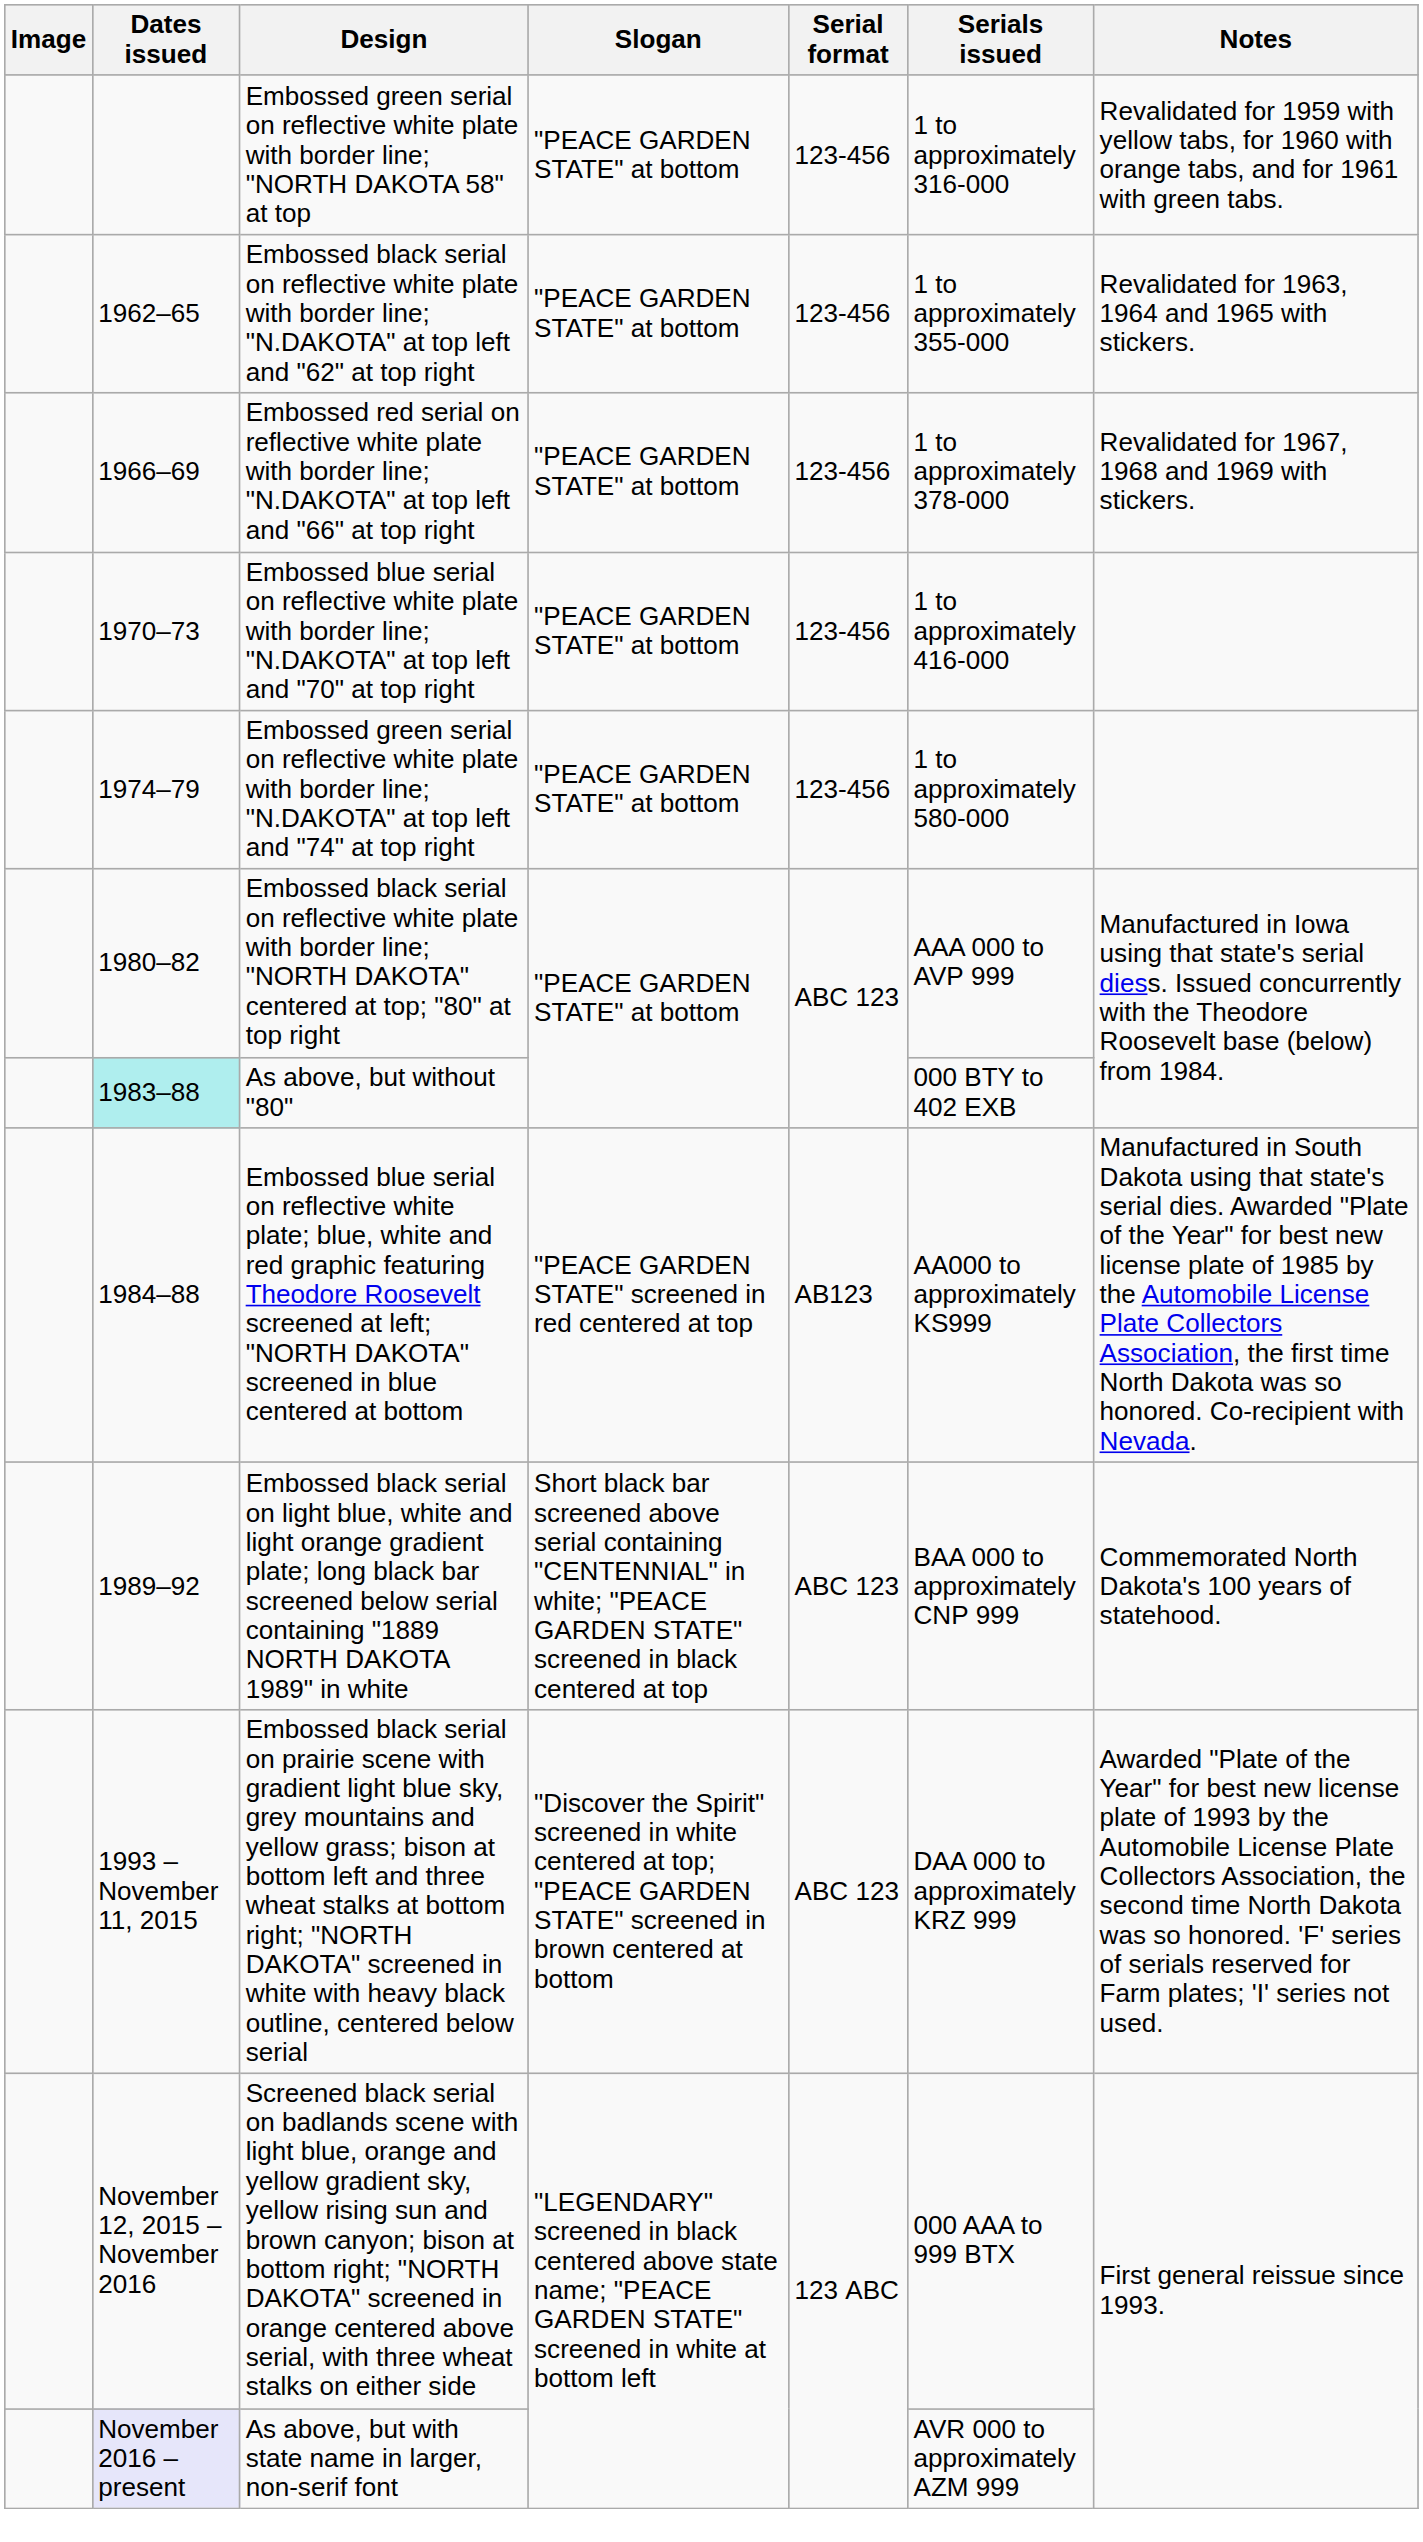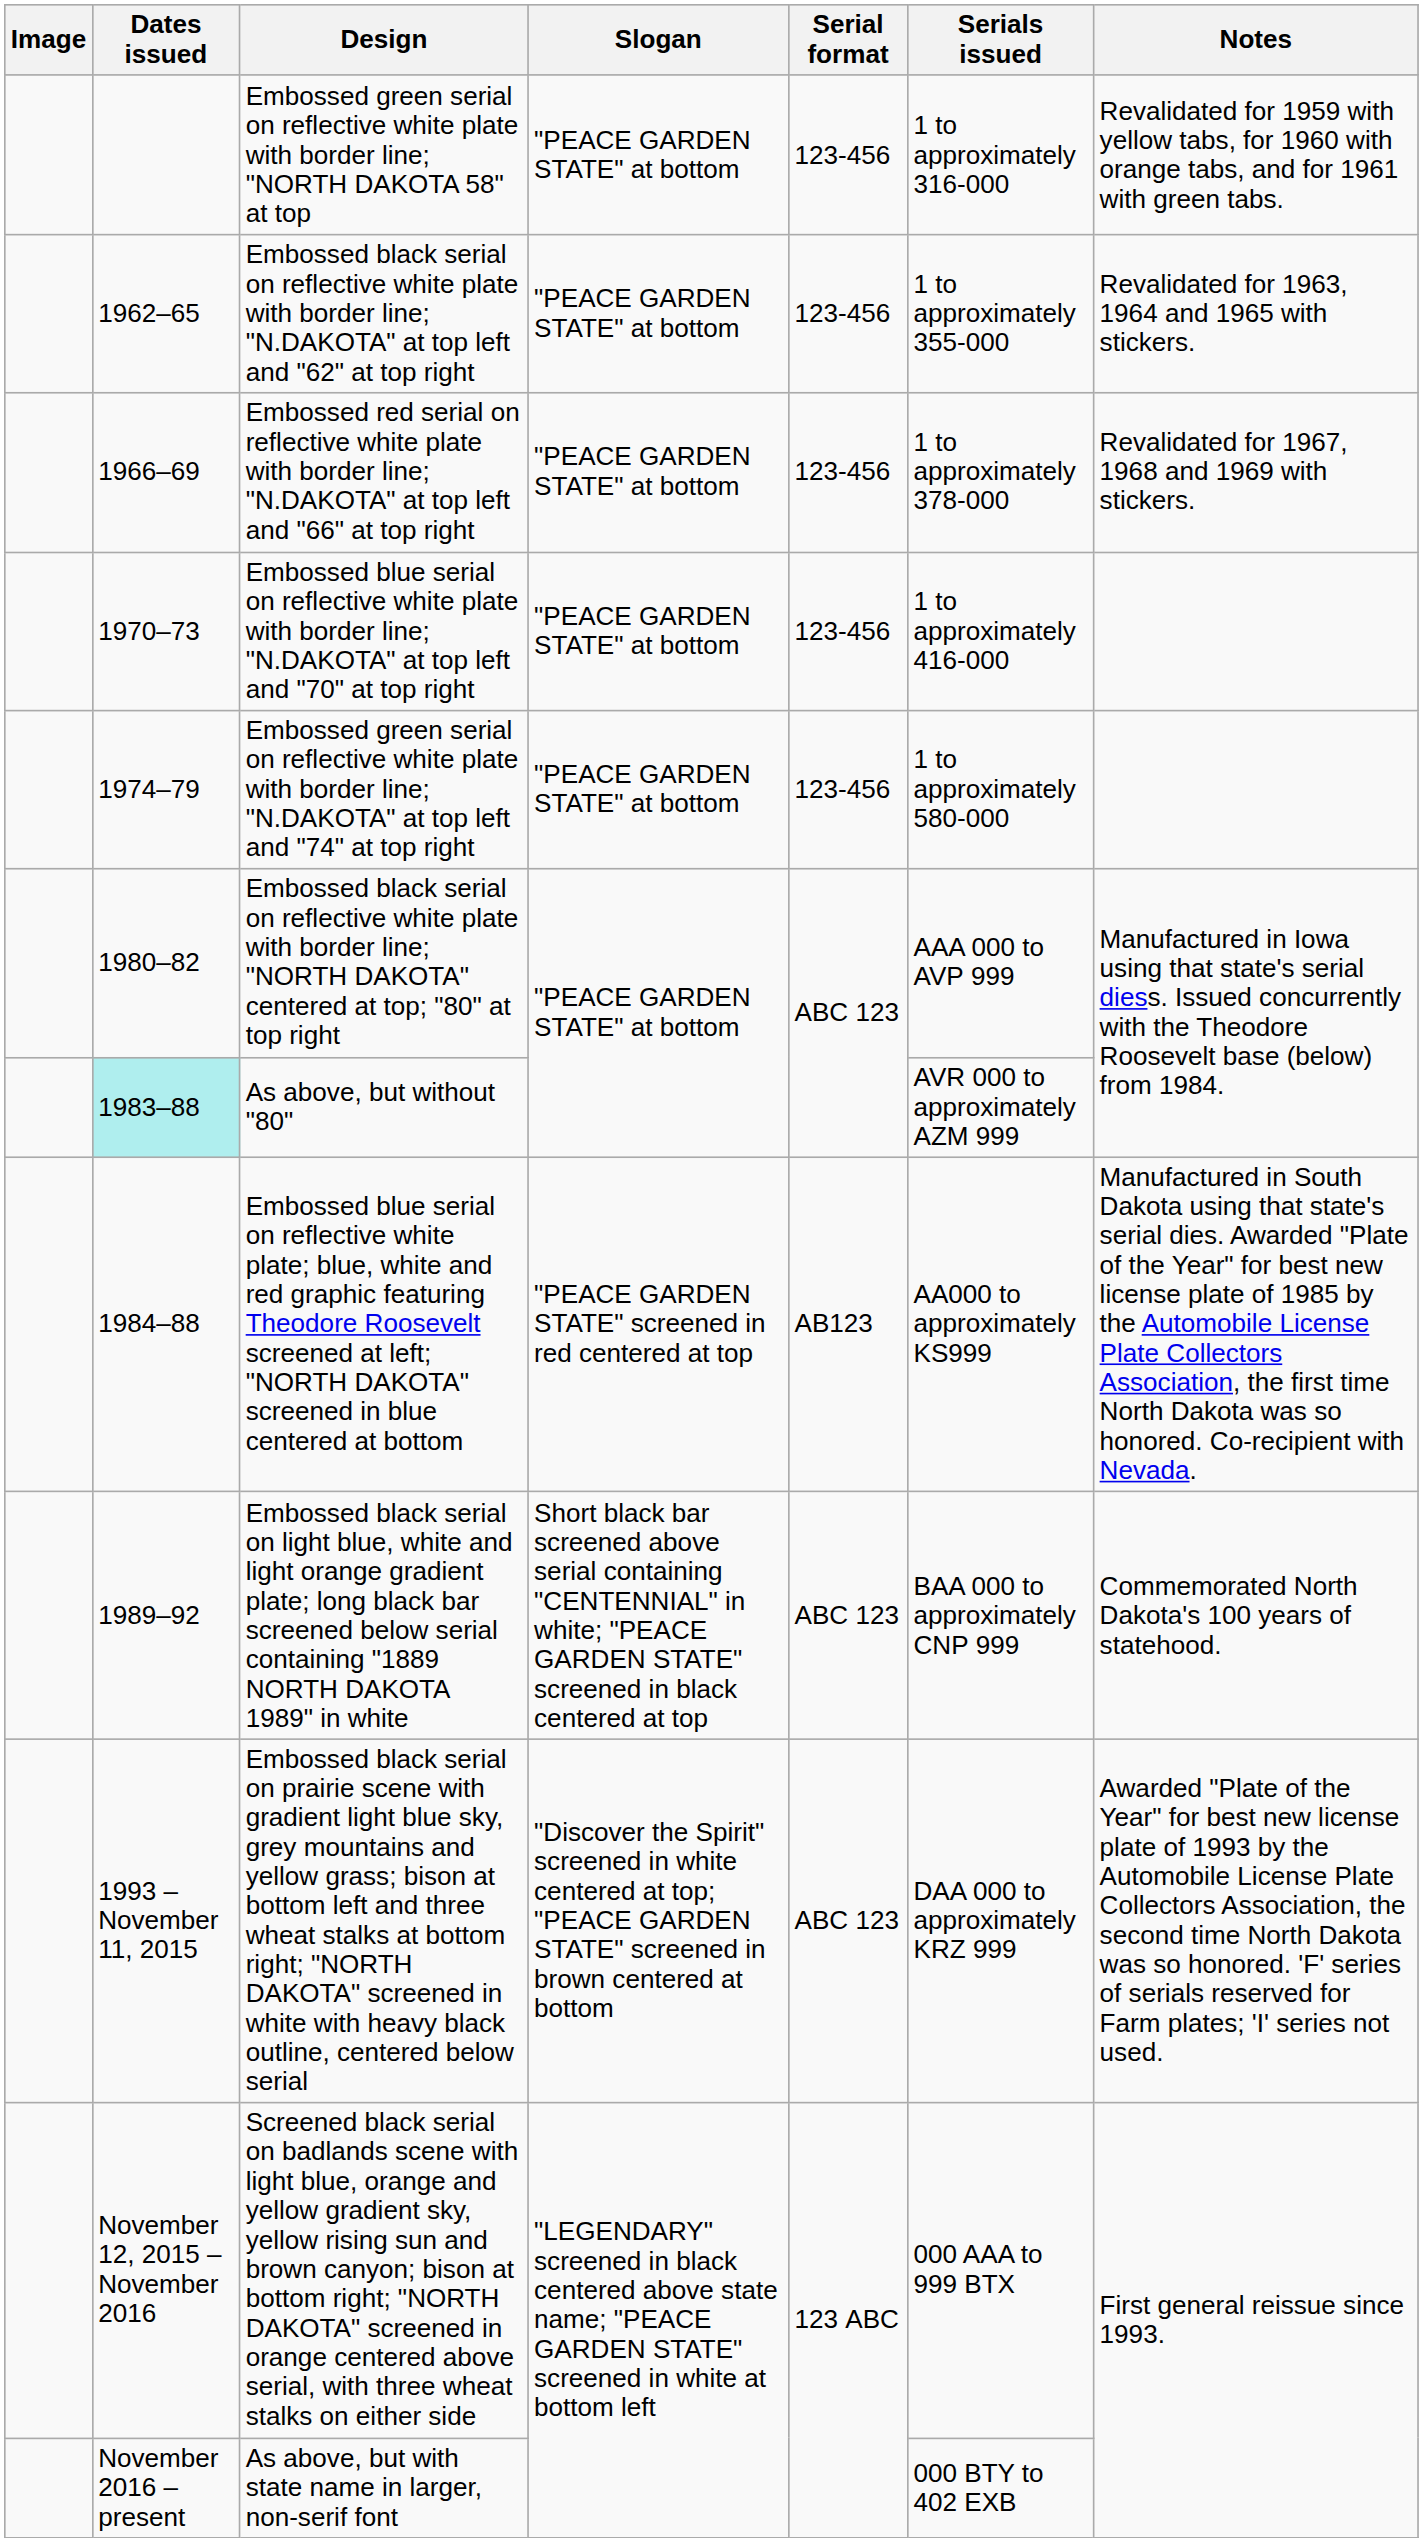(979, 1092) 000 BTY to 402 EXB -> (995, 1106) AVR 000 to approximately AZM 999
(158, 2457) lavender background -> (158, 2487) no background
(995, 2457) AVR 000 to approximately AZM 999 -> (979, 2487) 000 BTY to 402 EXB
